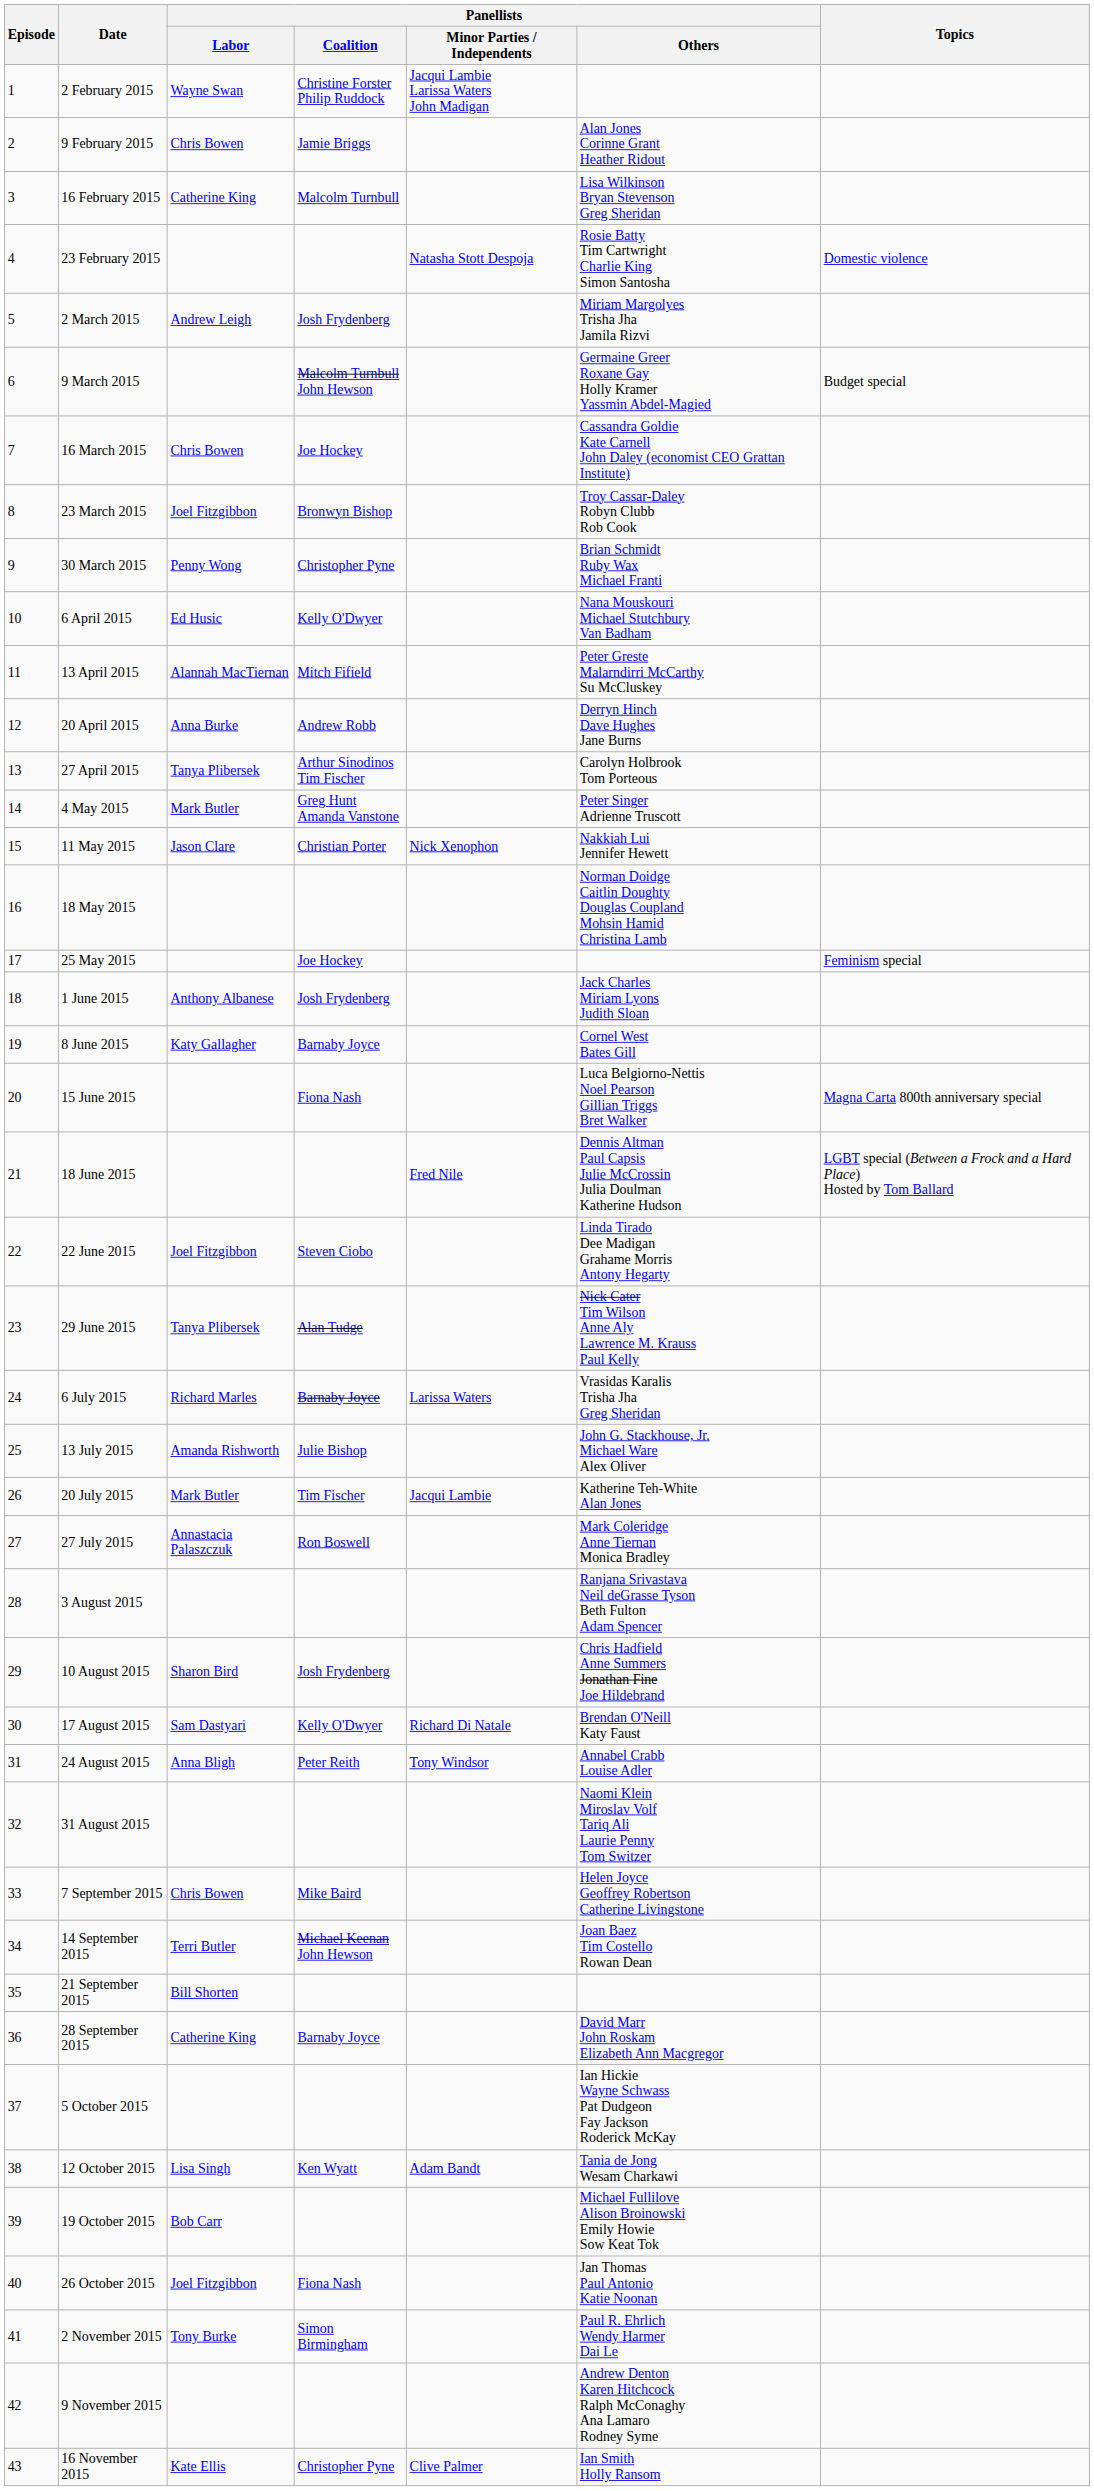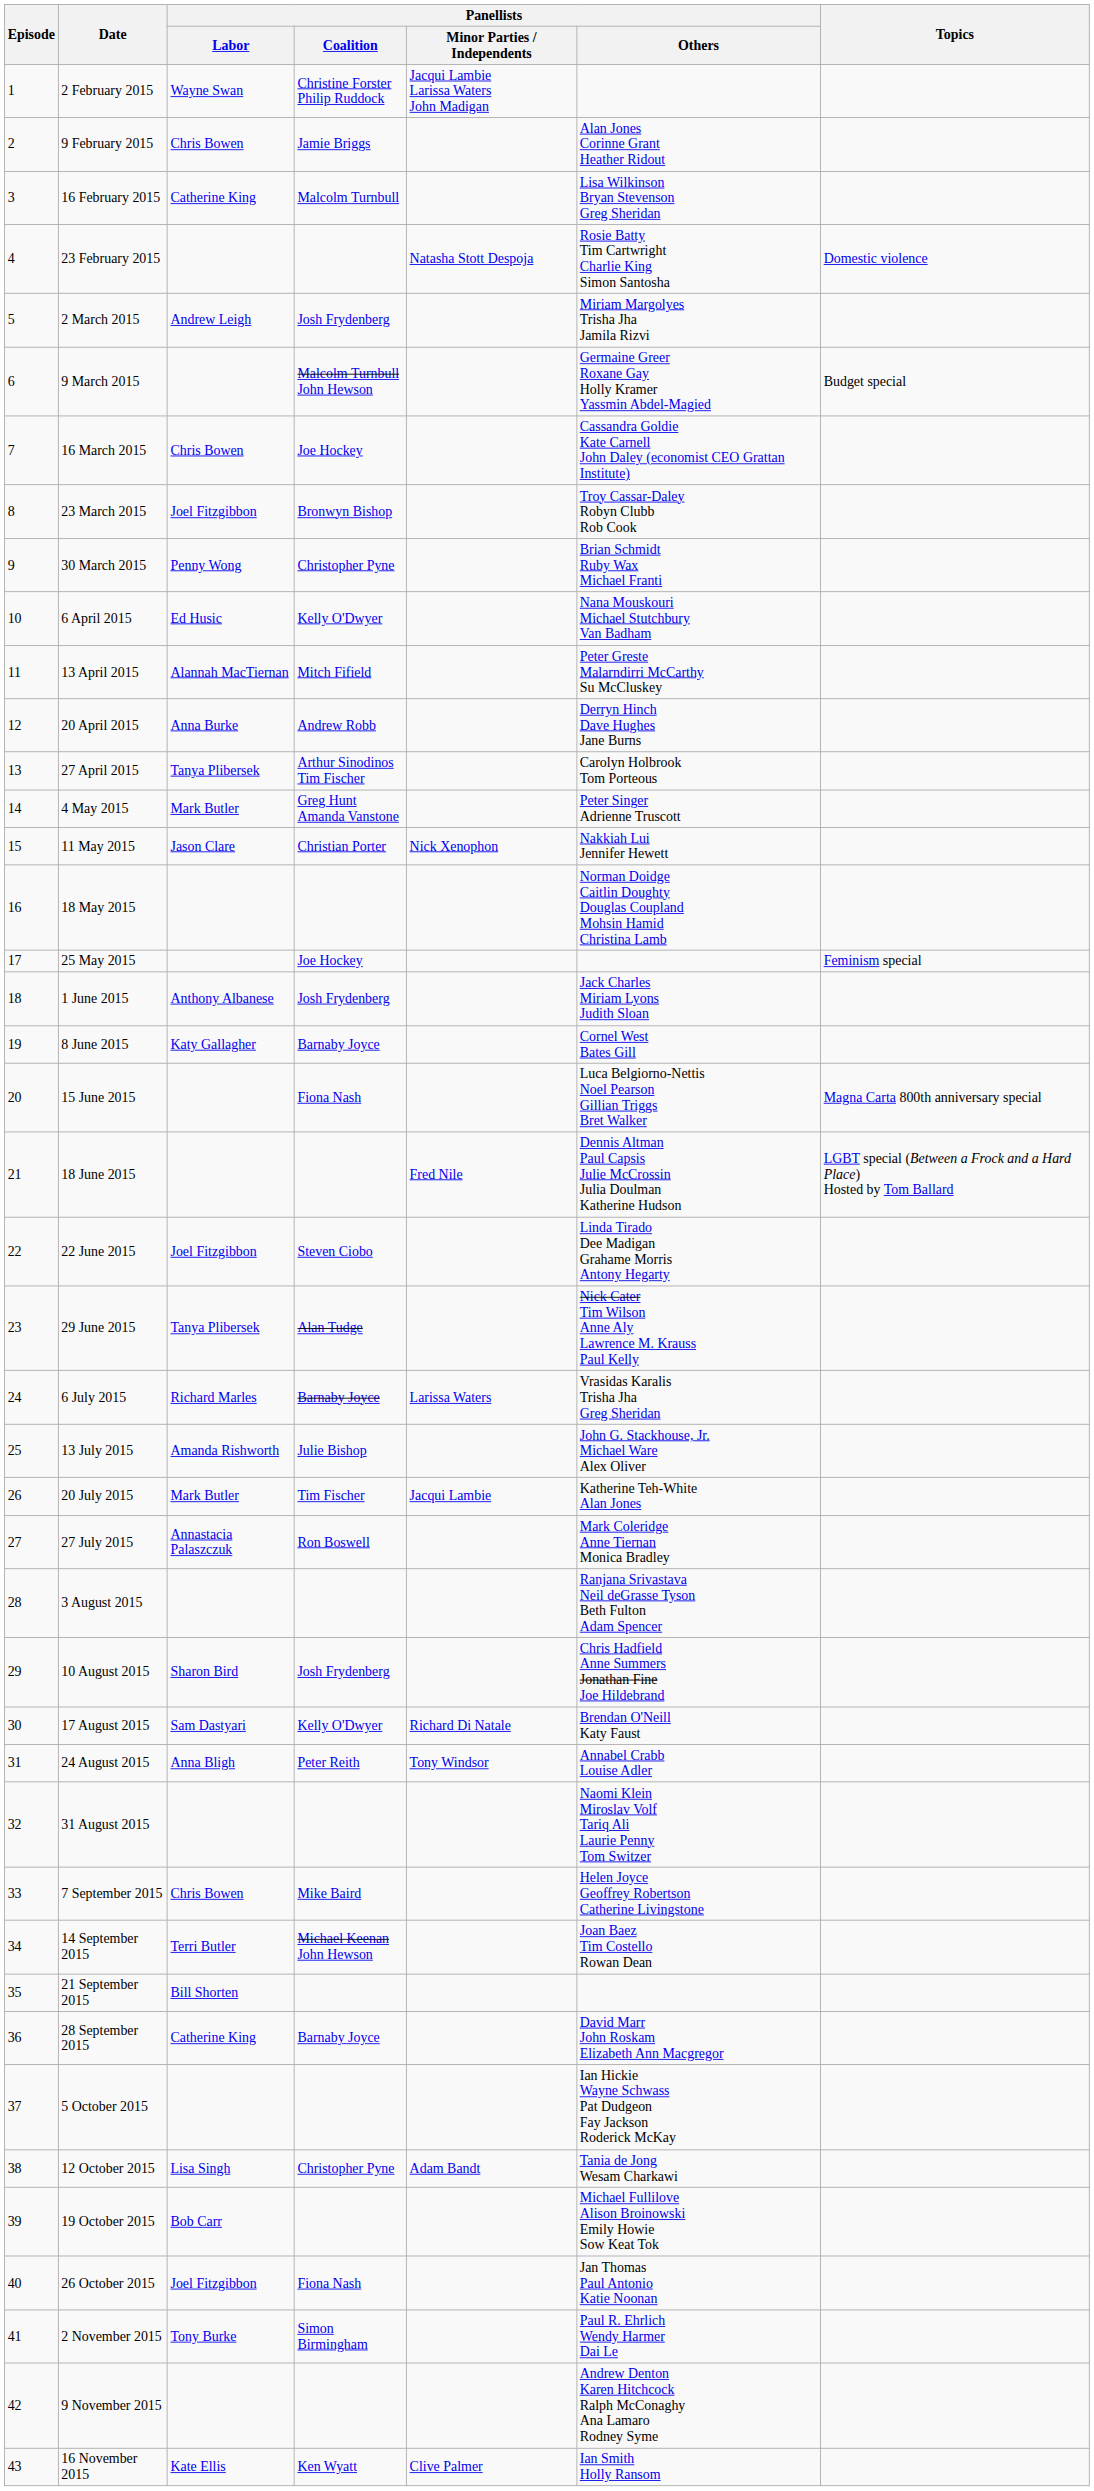(327, 2168) Ken Wyatt -> (346, 2168) Christopher Pyne
(346, 2466) Christopher Pyne -> (327, 2466) Ken Wyatt
